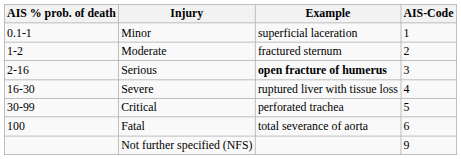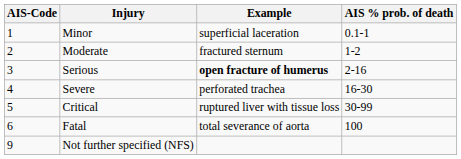columns swapped: (428, 13) <-> (61, 13)
(328, 88) ruptured liver with tissue loss -> (242, 88) perforated trachea
(301, 107) perforated trachea -> (269, 107) ruptured liver with tissue loss
